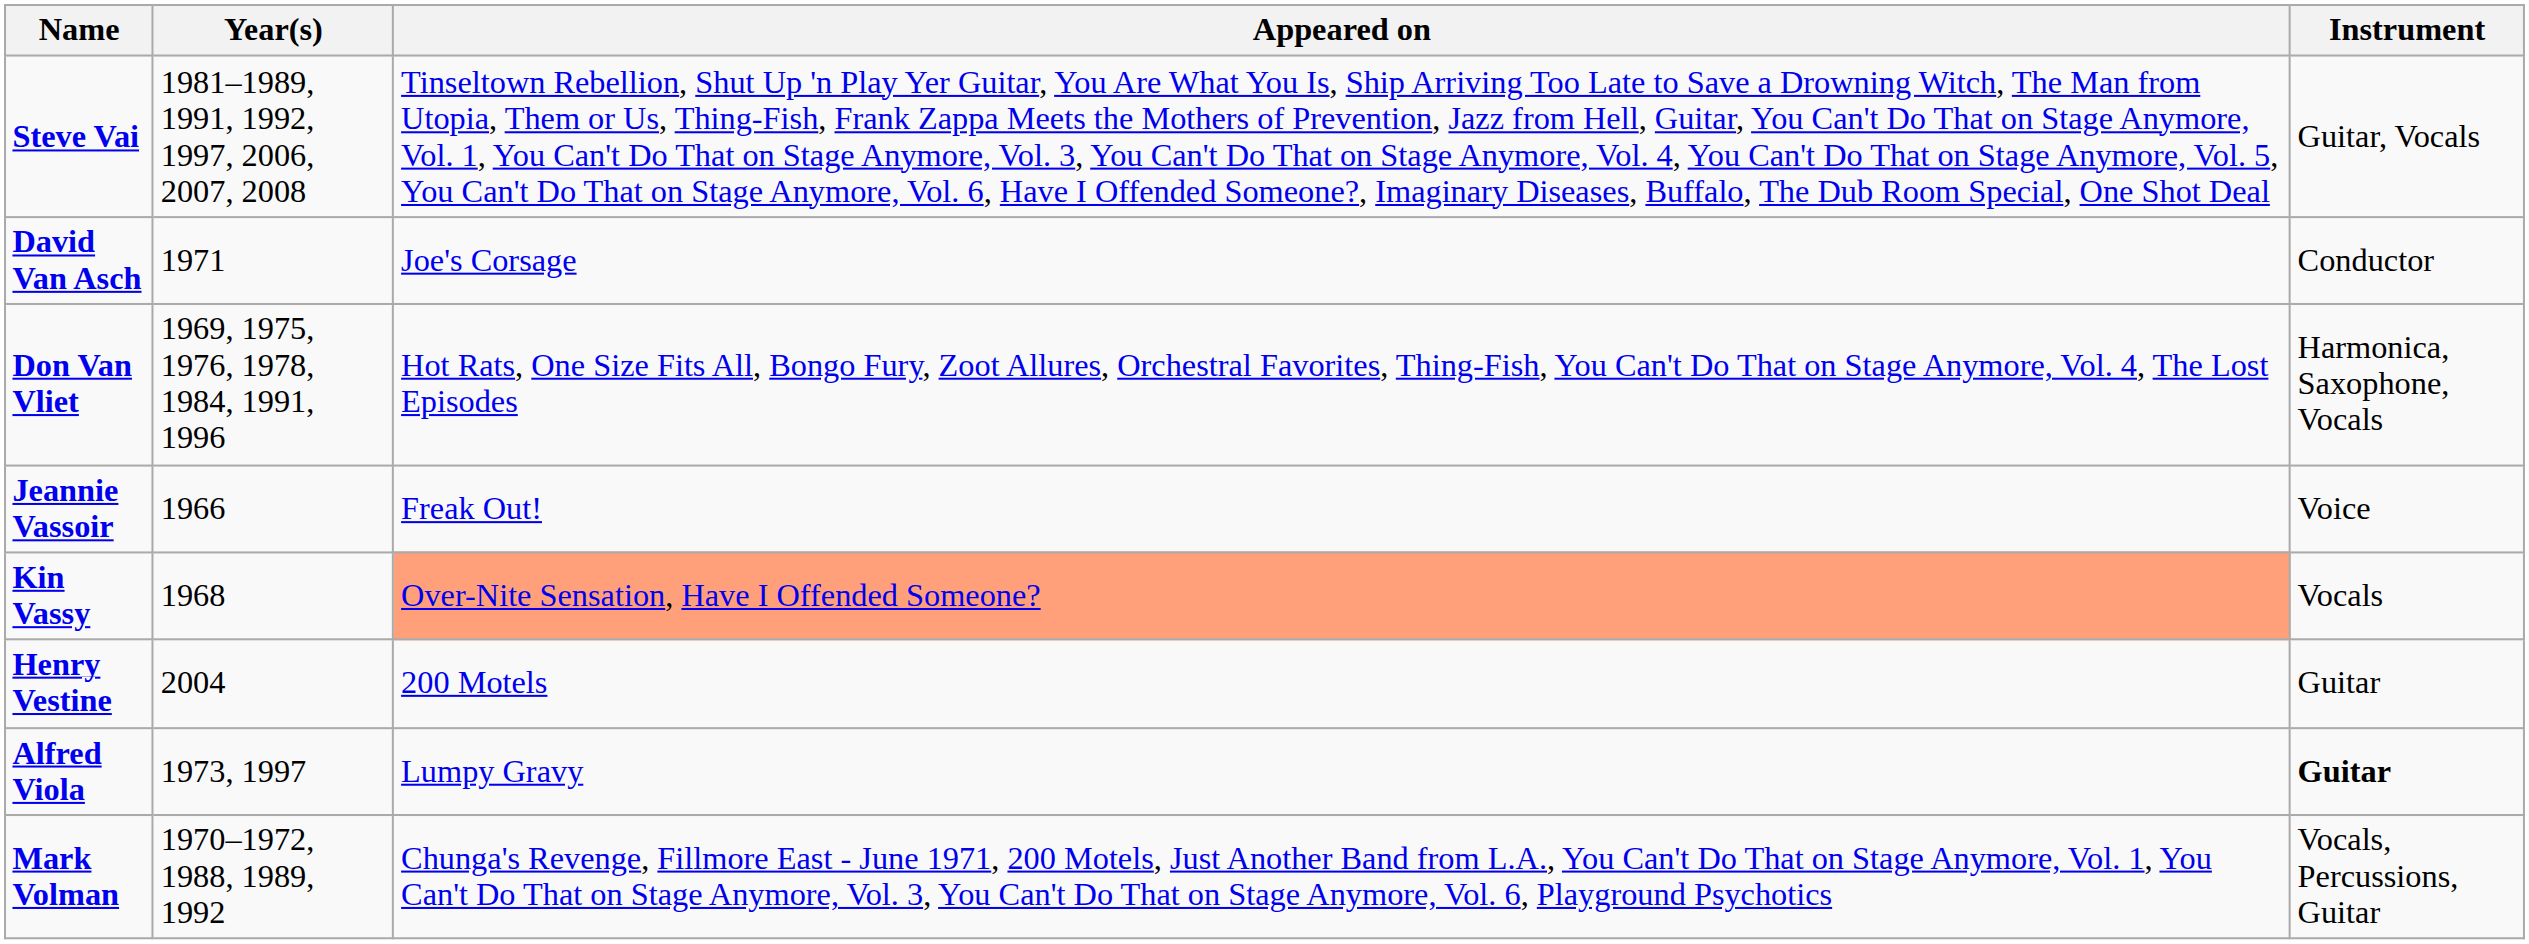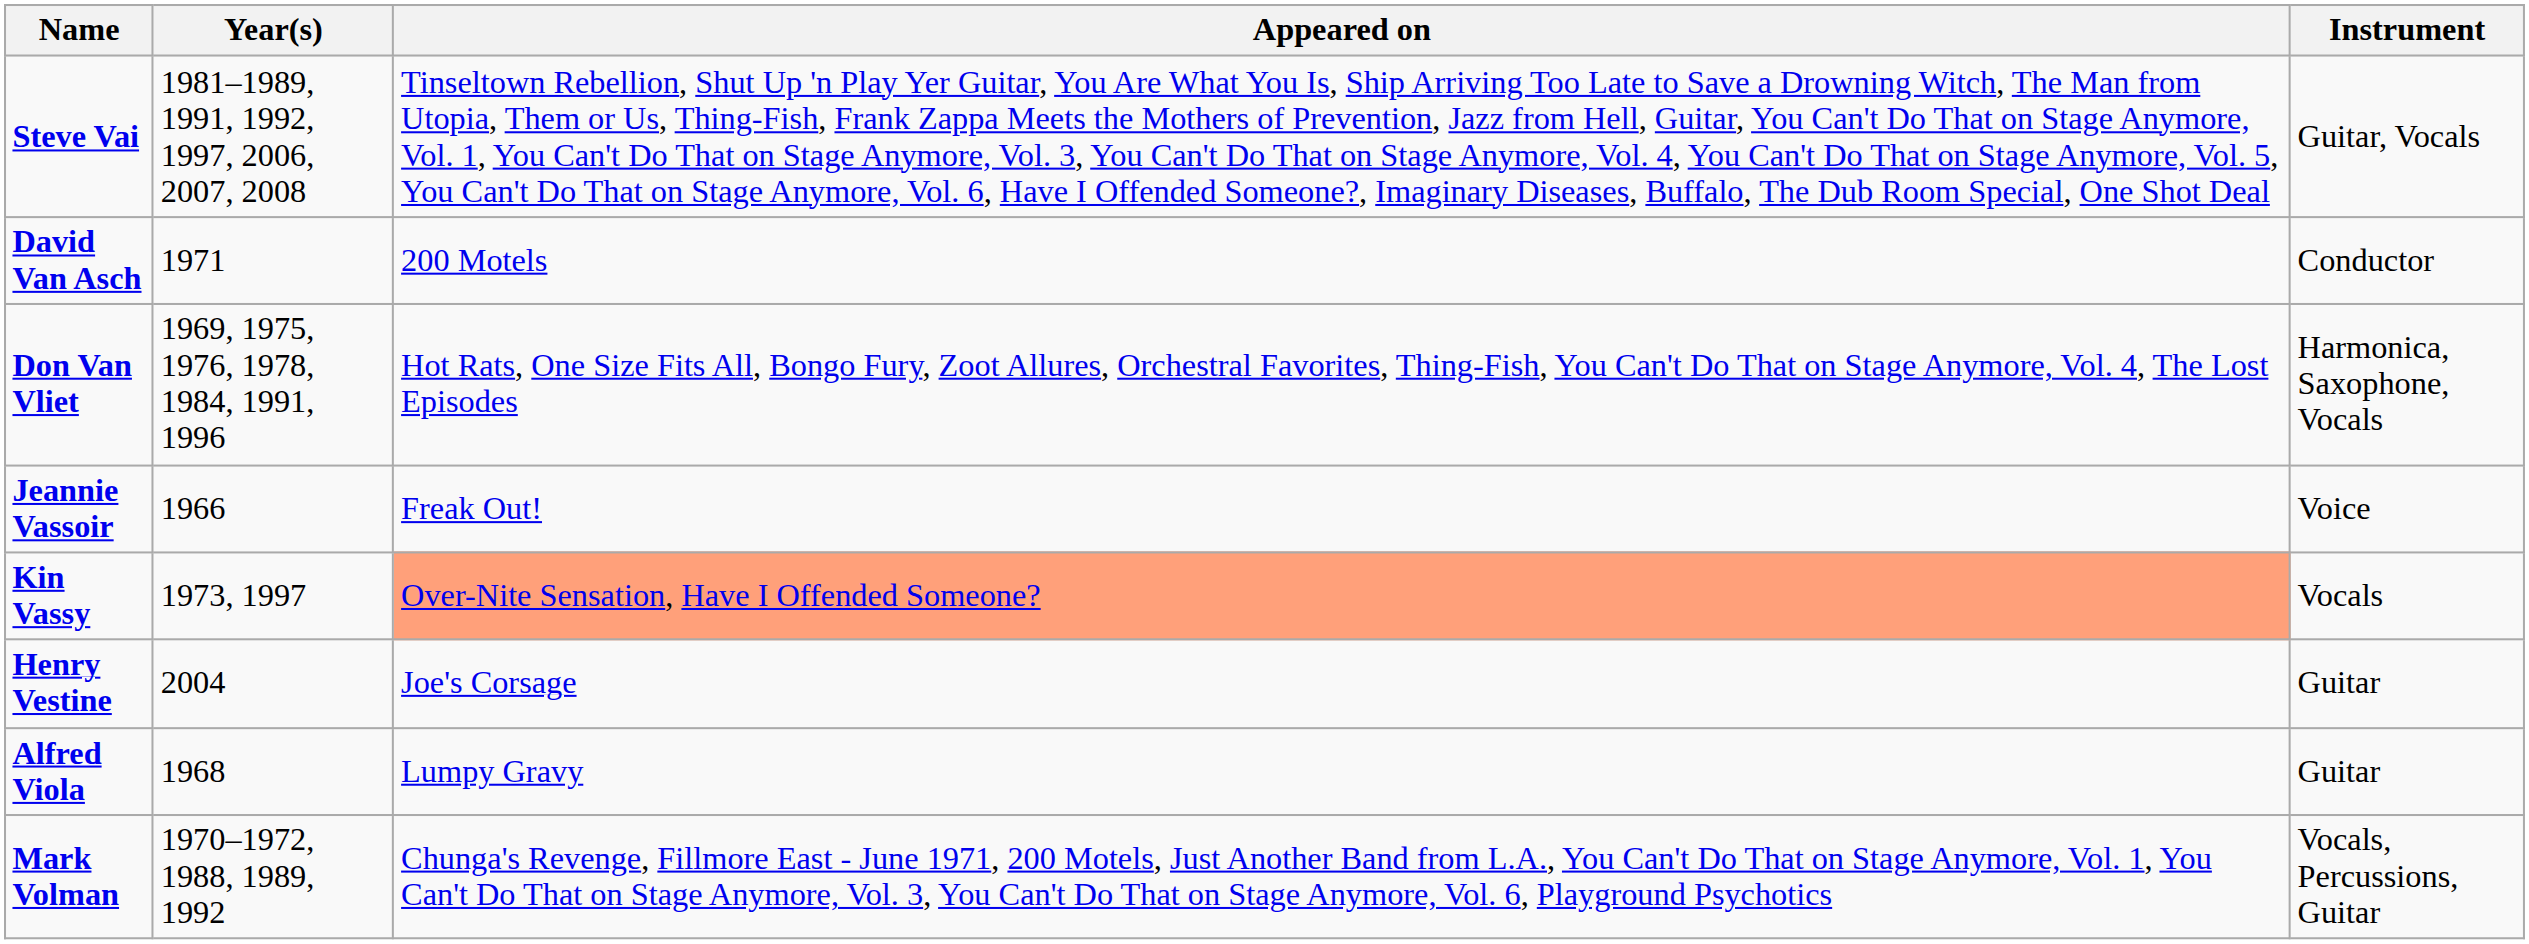(489, 259) Joe's Corsage -> (474, 259) 200 Motels
(193, 595) 1968 -> (233, 595) 1973, 1997
(474, 683) 200 Motels -> (489, 683) Joe's Corsage
(233, 770) 1973, 1997 -> (193, 770) 1968
(2344, 770) bold -> (2339, 770) normal
